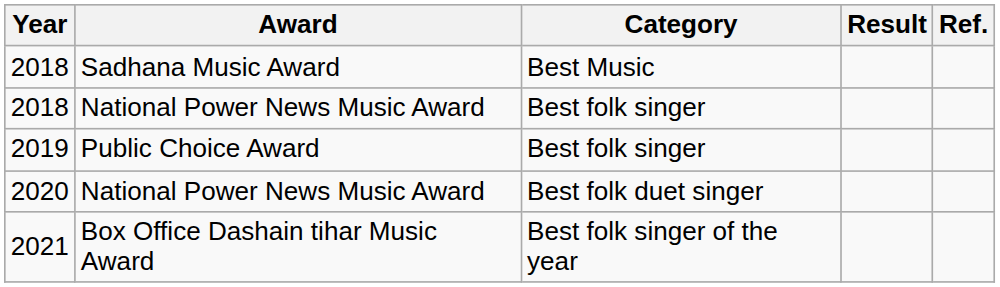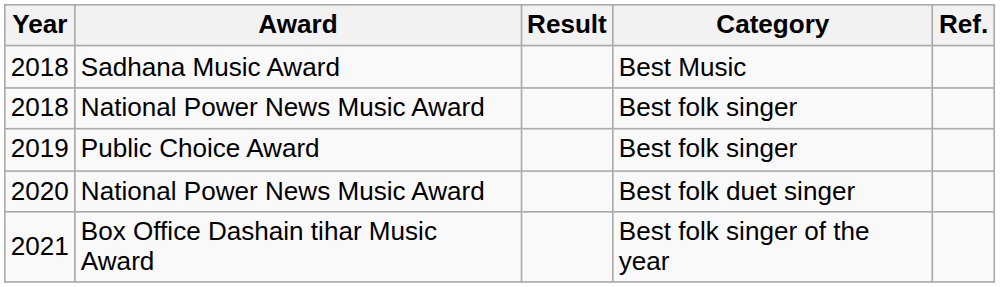columns swapped: (681, 25) <-> (887, 25)
